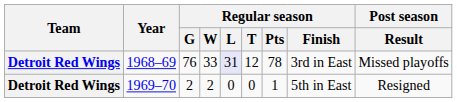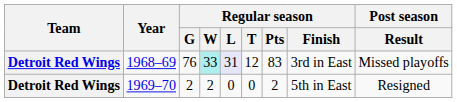(210, 62) no background -> (210, 62) paleturquoise background
(275, 62) 78 -> (275, 62) 83
(275, 86) 1 -> (275, 86) 2
